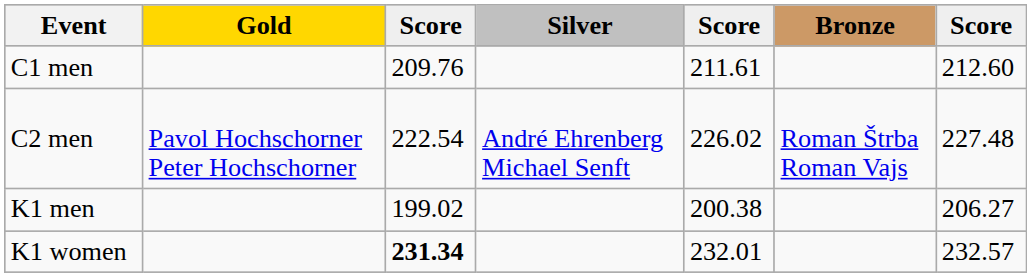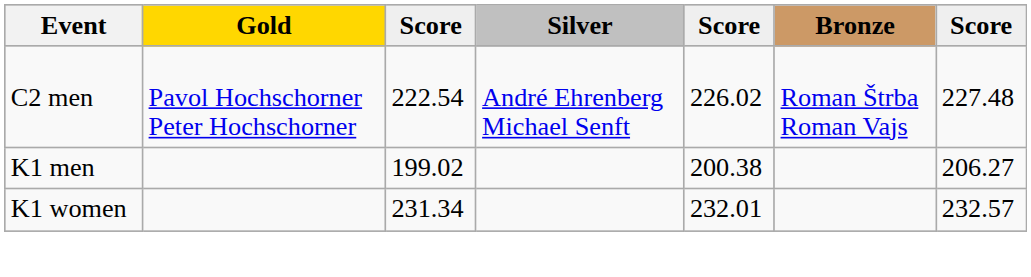- row: (52, 66)
(428, 250) bold -> (428, 209) normal
